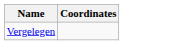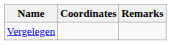+ column: (142, 13)
